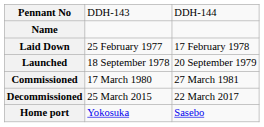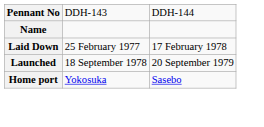- row: (45, 79)
- row: (45, 96)
